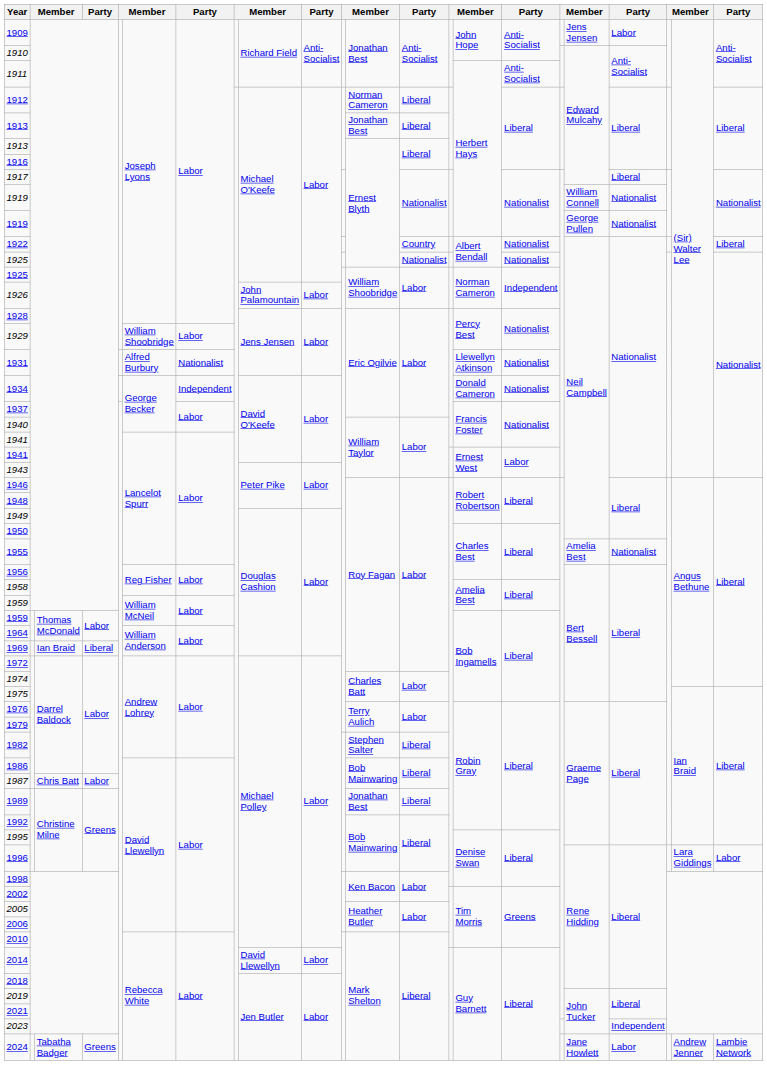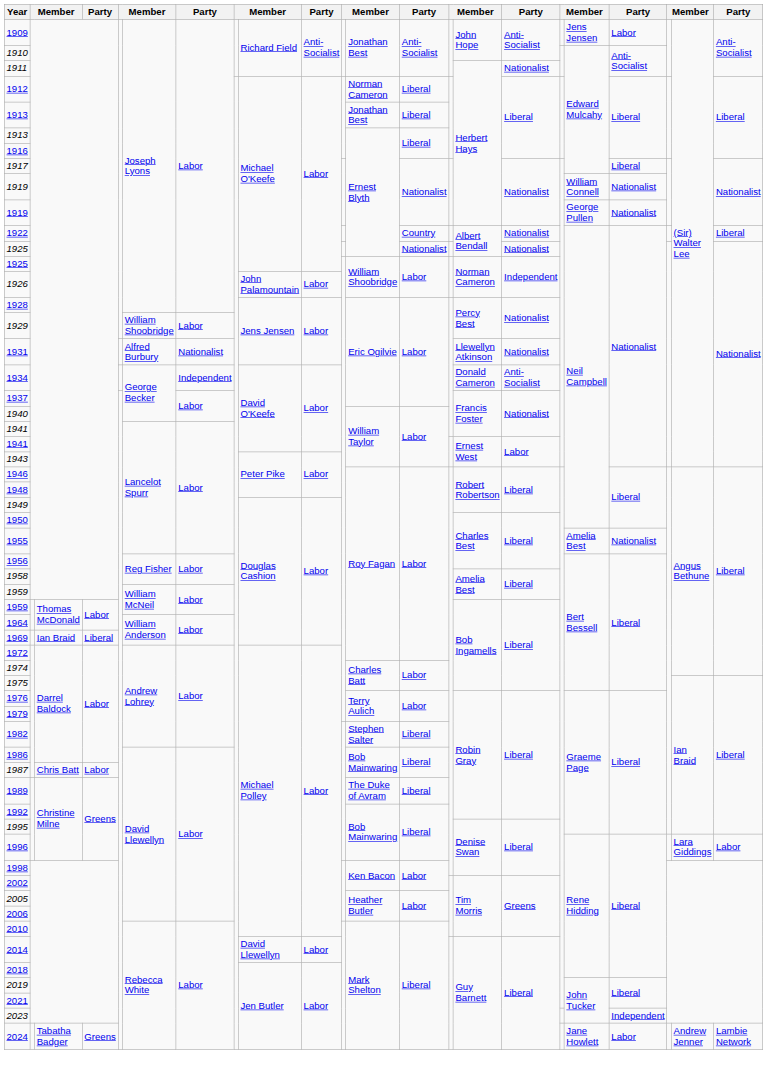(522, 73) Anti-Socialist -> (527, 68) Nationalist
(527, 388) Nationalist -> (522, 377) Anti-Socialist
(368, 801) Jonathan Best -> (369, 790) The Duke of Avram
